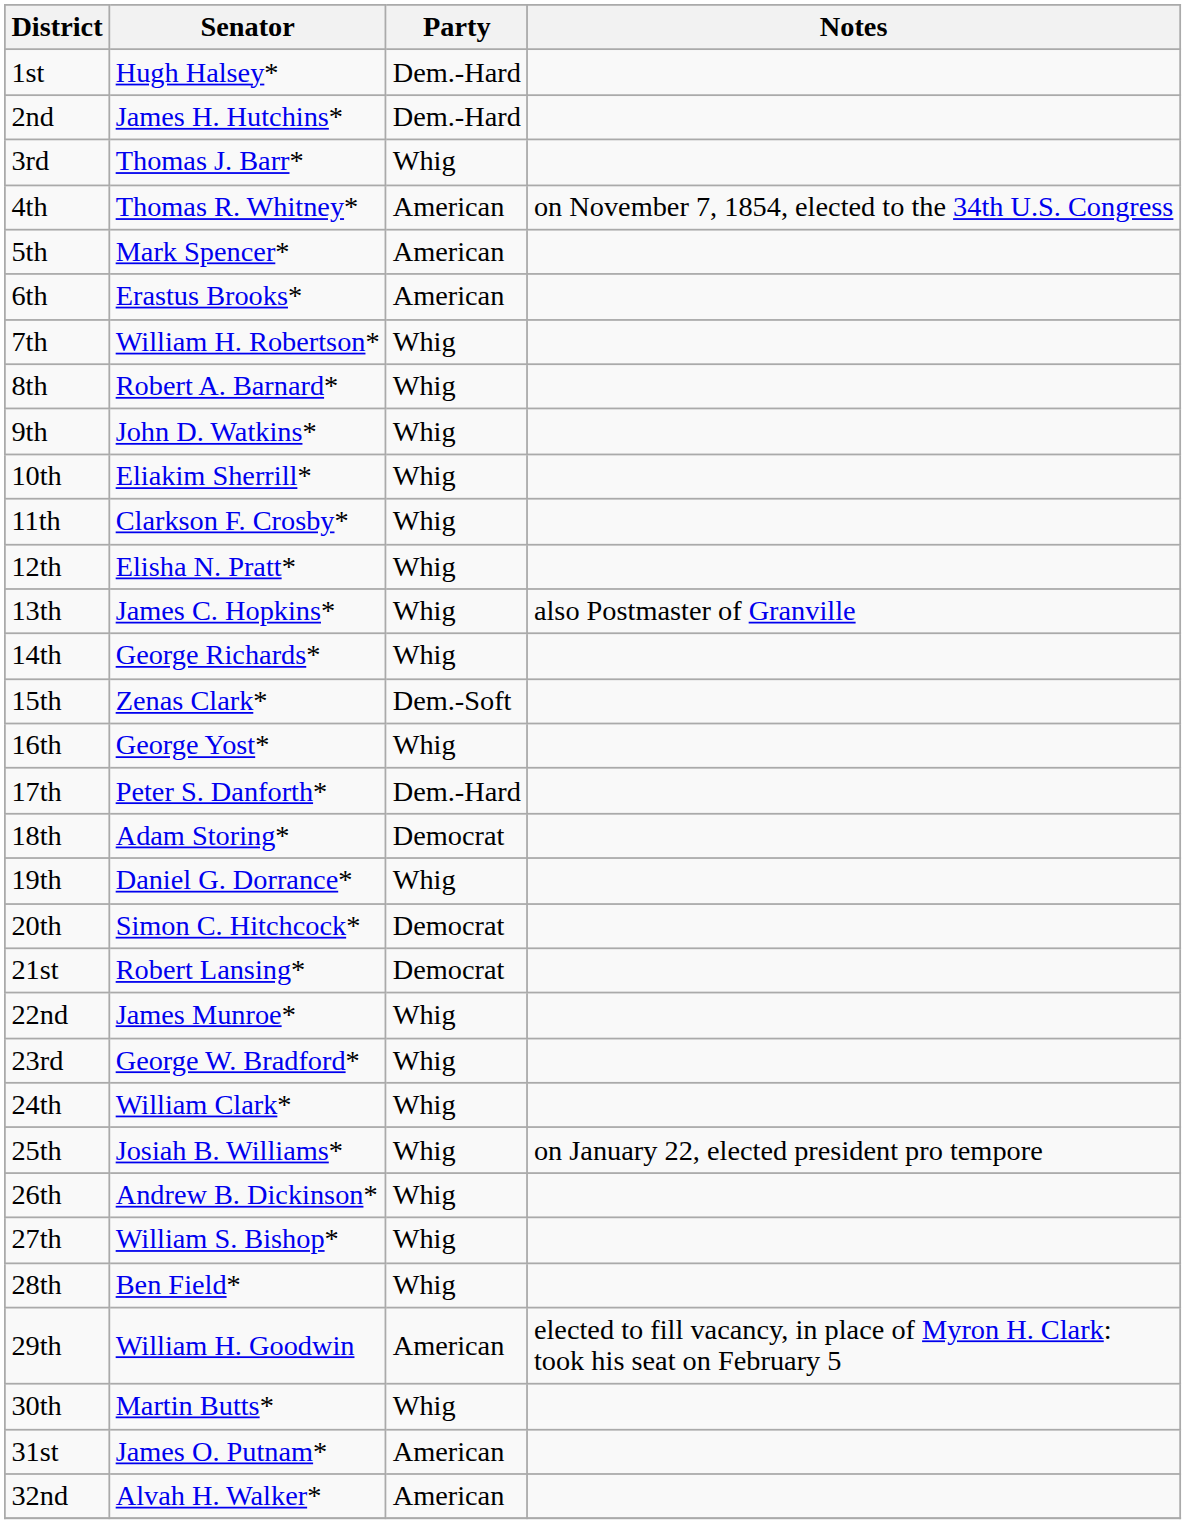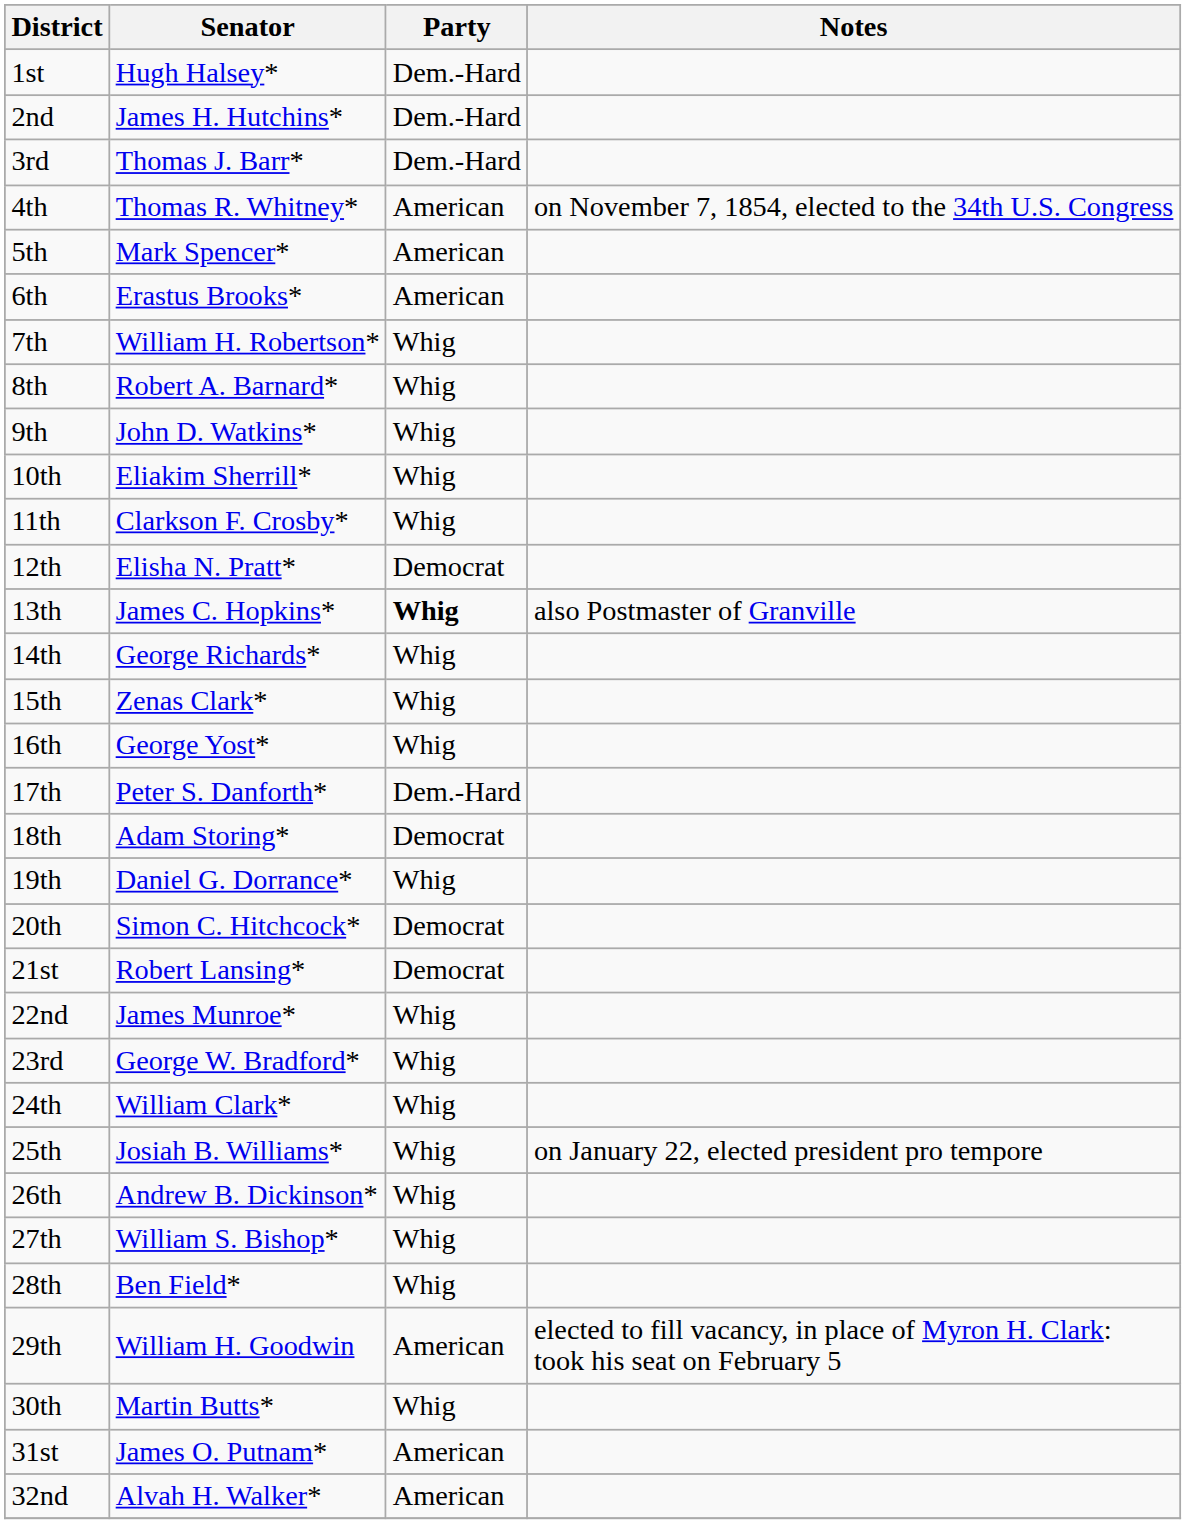(424, 161) Whig -> (457, 161) Dem.-Hard
(424, 565) Whig -> (449, 565) Democrat
(424, 610) normal -> (426, 610) bold
(452, 700) Dem.-Soft -> (424, 700) Whig
